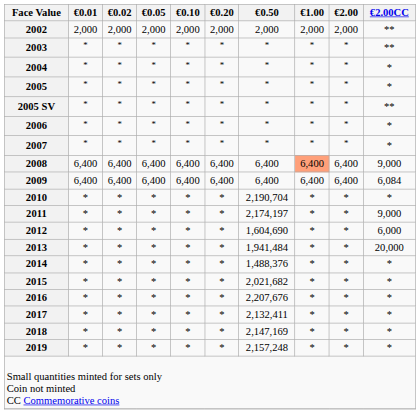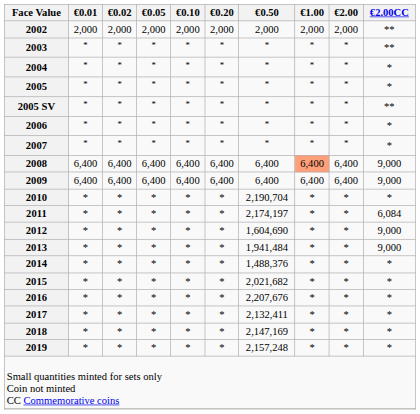(389, 180) 6,084 -> (389, 180) 9,000
(389, 214) 9,000 -> (389, 214) 6,084
(389, 230) 6,000 -> (389, 230) 9,000
(389, 247) 20,000 -> (389, 247) 9,000
